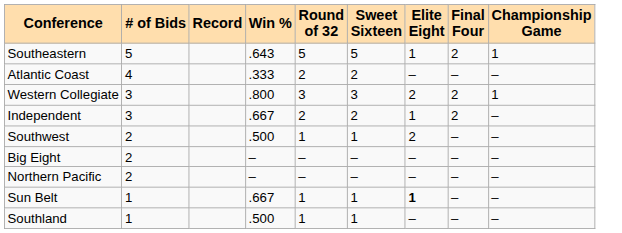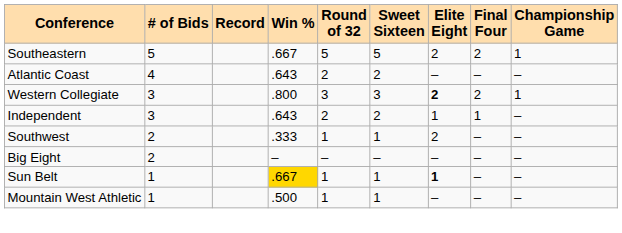(261, 54) .643 -> (284, 54) .667
(412, 54) 1 -> (435, 54) 2
(261, 74) .333 -> (284, 74) .643
(412, 95) normal -> (435, 95) bold
(261, 115) .667 -> (284, 115) .643
(455, 115) 2 -> (477, 115) 1
(261, 136) .500 -> (284, 136) .333
- row: (54, 177)
(261, 198) no background -> (284, 177) gold background
+ row: (74, 198)
- row: (37, 218)
